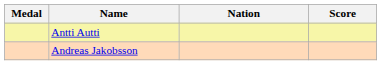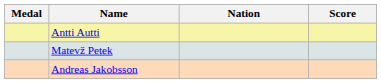+ row: (82, 51)
